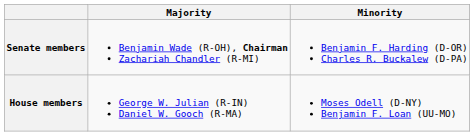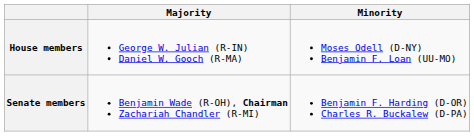rows swapped: (46, 47) <-> (46, 103)
